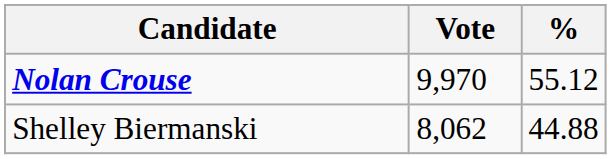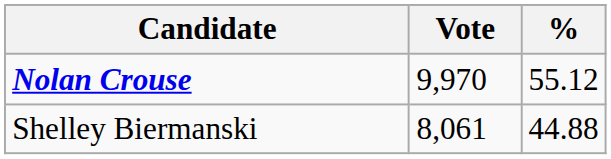(452, 128) 8,062 -> (452, 128) 8,061
